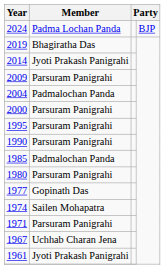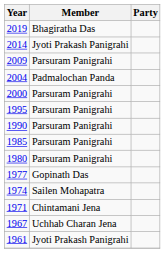- row: (17, 28)
(73, 158) Padmalochan Panda -> (72, 142) Parsuram Panigrahi
(72, 223) Parsuram Panigrahi -> (66, 207) Chintamani Jena
